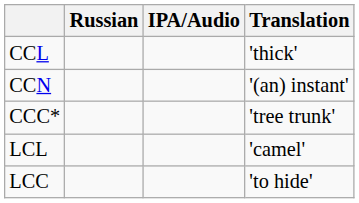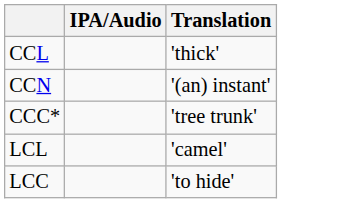- column: (104, 20)
